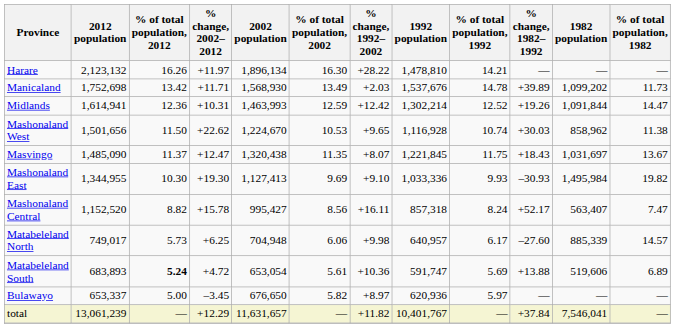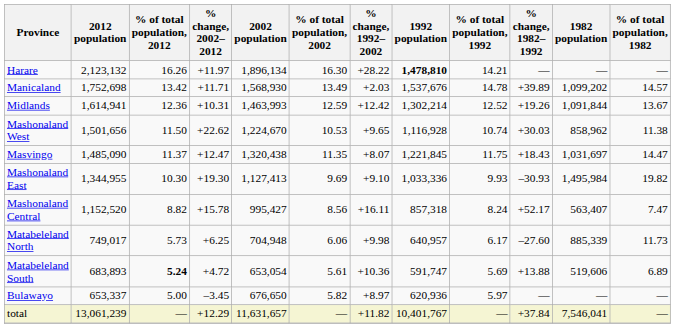(424, 69) normal -> (424, 69) bold
(655, 87) 11.73 -> (655, 87) 14.57
(655, 105) 14.47 -> (655, 105) 13.67
(655, 154) 13.67 -> (655, 154) 14.47
(655, 240) 14.57 -> (655, 240) 11.73
